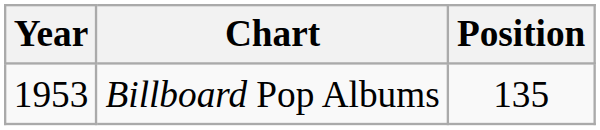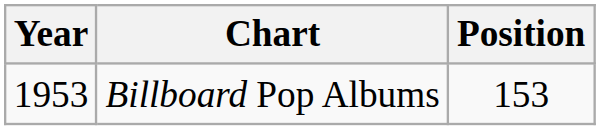(521, 93) 135 -> (521, 93) 153
